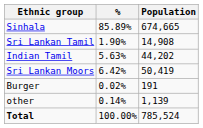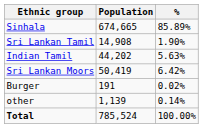columns swapped: (169, 12) <-> (118, 12)
